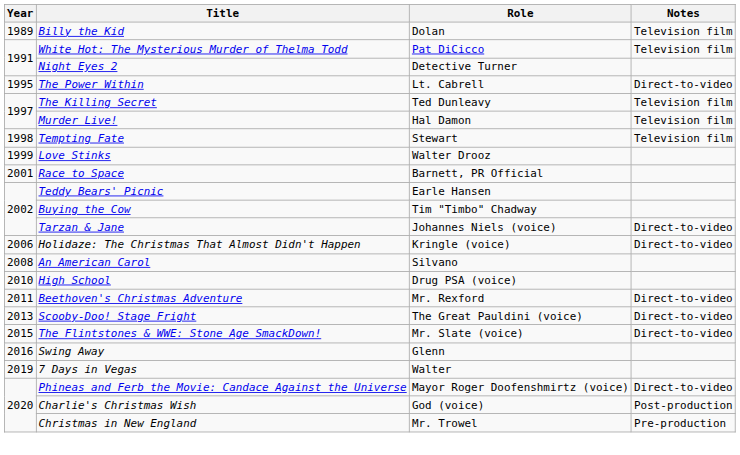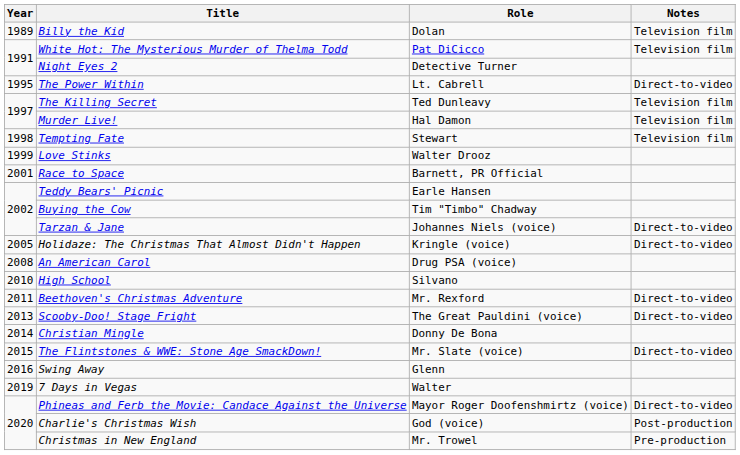(20, 245) 2006 -> (20, 245) 2005
(435, 262) Silvano -> (464, 262) Drug PSA (voice)
(464, 280) Drug PSA (voice) -> (435, 280) Silvano
+ row: (91, 334)
